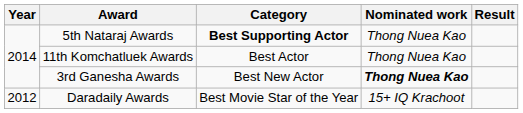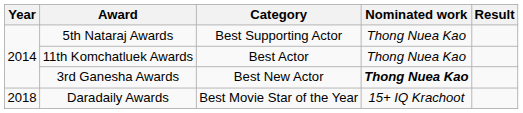(279, 35) bold -> (279, 35) normal
(22, 98) 2012 -> (22, 98) 2018
